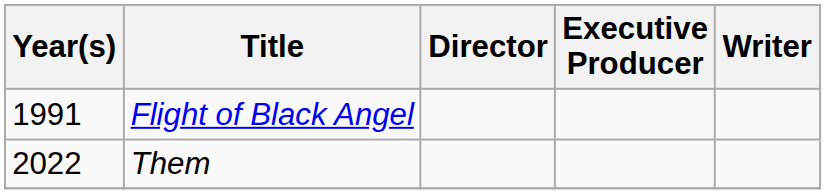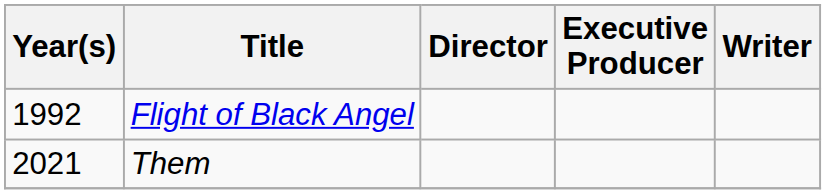(47, 113) 1991 -> (47, 113) 1992
(47, 163) 2022 -> (47, 163) 2021
